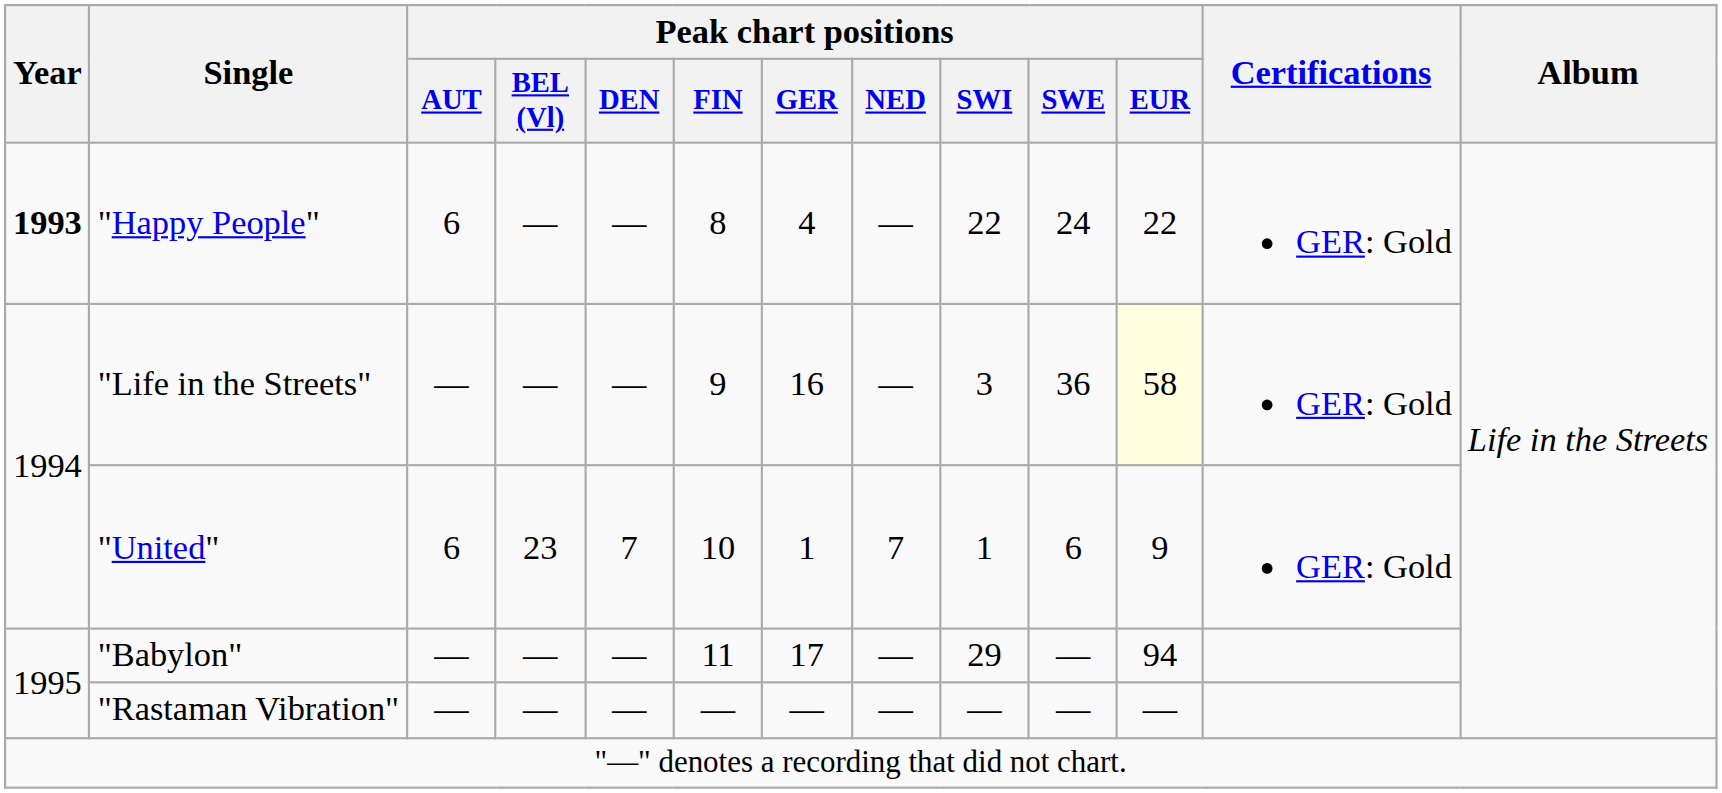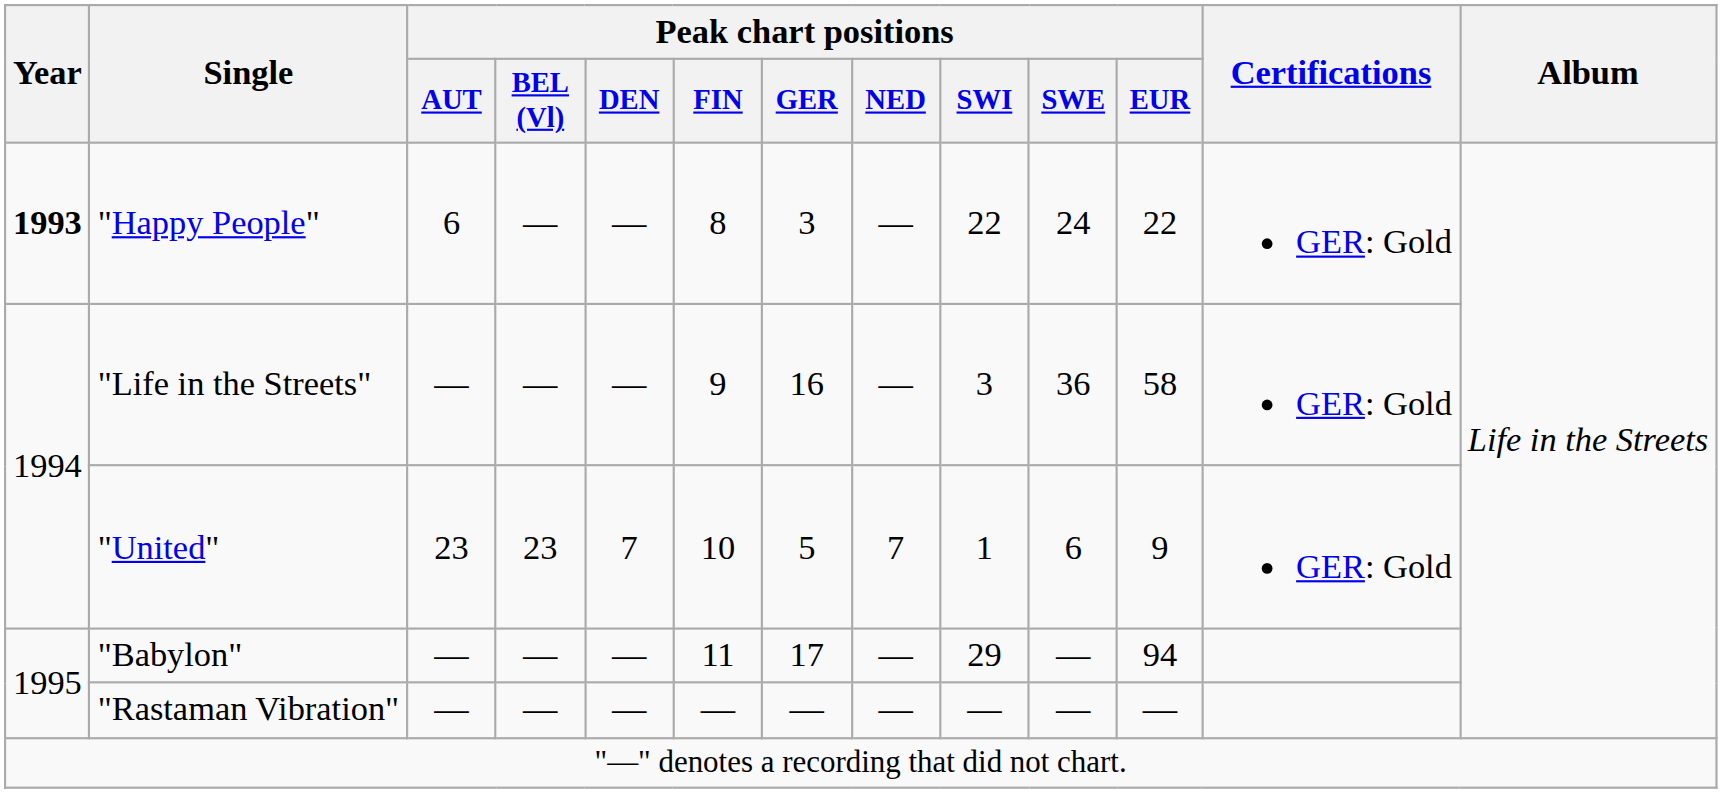(807, 222) 4 -> (807, 222) 3
(1160, 384) lightyellow background -> (1160, 384) no background
(452, 546) 6 -> (452, 546) 23
(807, 546) 1 -> (807, 546) 5
